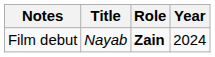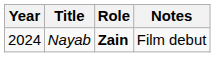columns swapped: (190, 16) <-> (43, 16)
